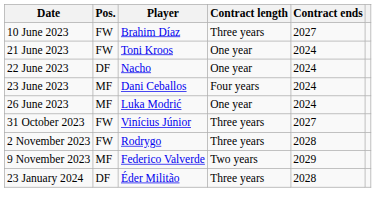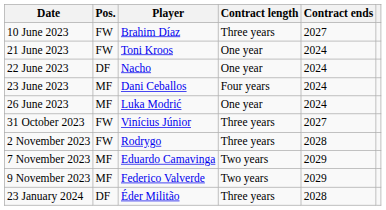+ row: (49, 159)
